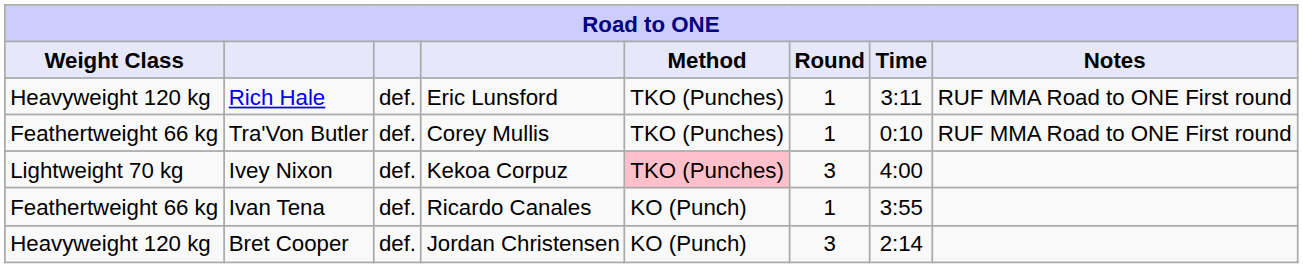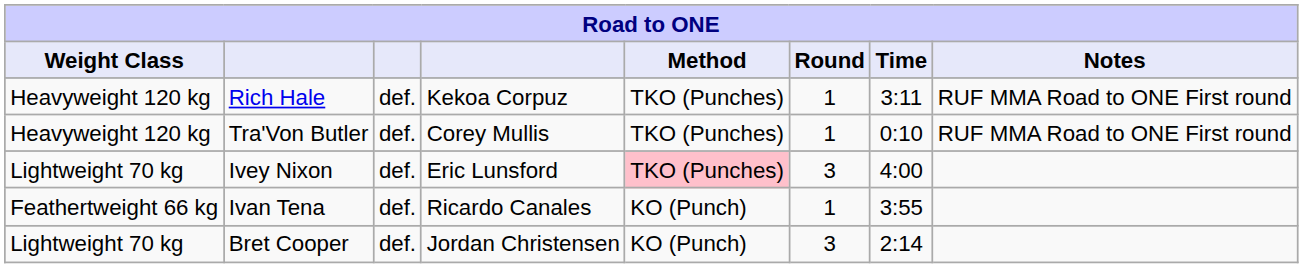(492, 96) Eric Lunsford -> (497, 96) Kekoa Corpuz
(114, 133) Feathertweight 66 kg -> (110, 133) Heavyweight 120 kg
(497, 170) Kekoa Corpuz -> (492, 170) Eric Lunsford
(110, 243) Heavyweight 120 kg -> (97, 243) Lightweight 70 kg
